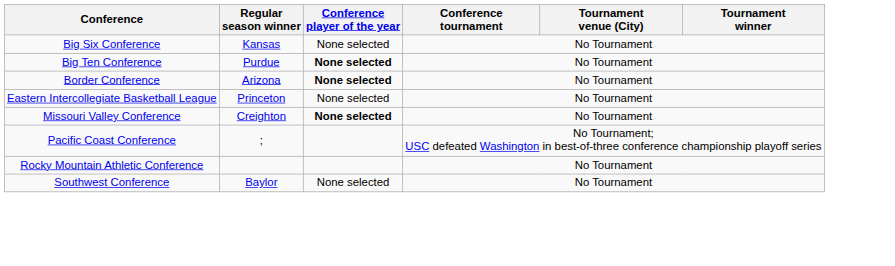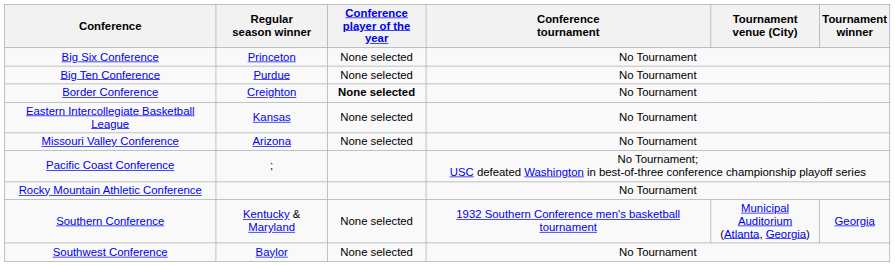(261, 44) Kansas -> (272, 57) Princeton
(353, 62) bold -> (377, 75) normal
(261, 80) Arizona -> (272, 93) Creighton
(261, 98) Princeton -> (272, 117) Kansas
(261, 116) Creighton -> (272, 141) Arizona
(353, 116) bold -> (377, 141) normal
+ row: (110, 221)
